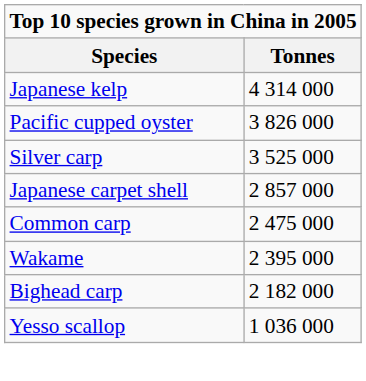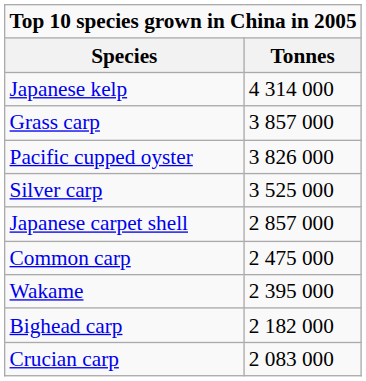+ row: (55, 122)
+ row: (64, 358)
- row: (67, 325)
